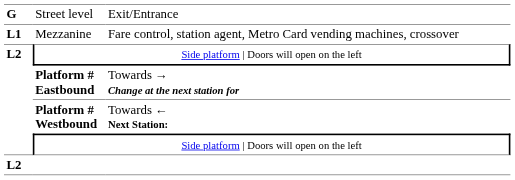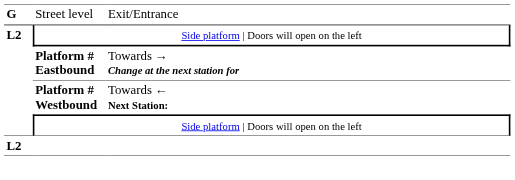- row: (63, 34)
